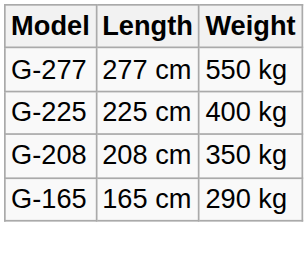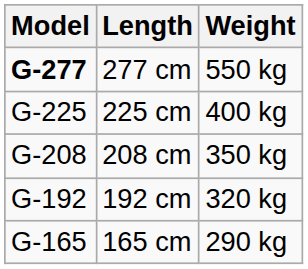(49, 69) normal -> (49, 69) bold
+ row: (147, 198)
